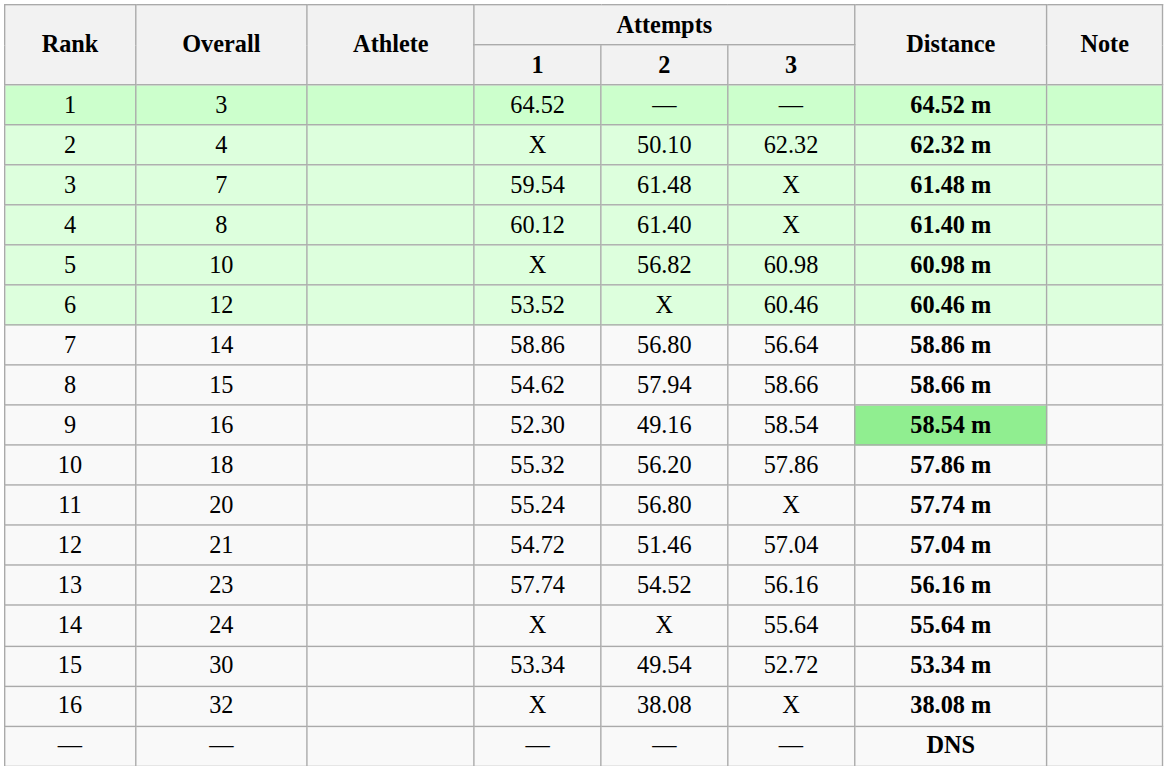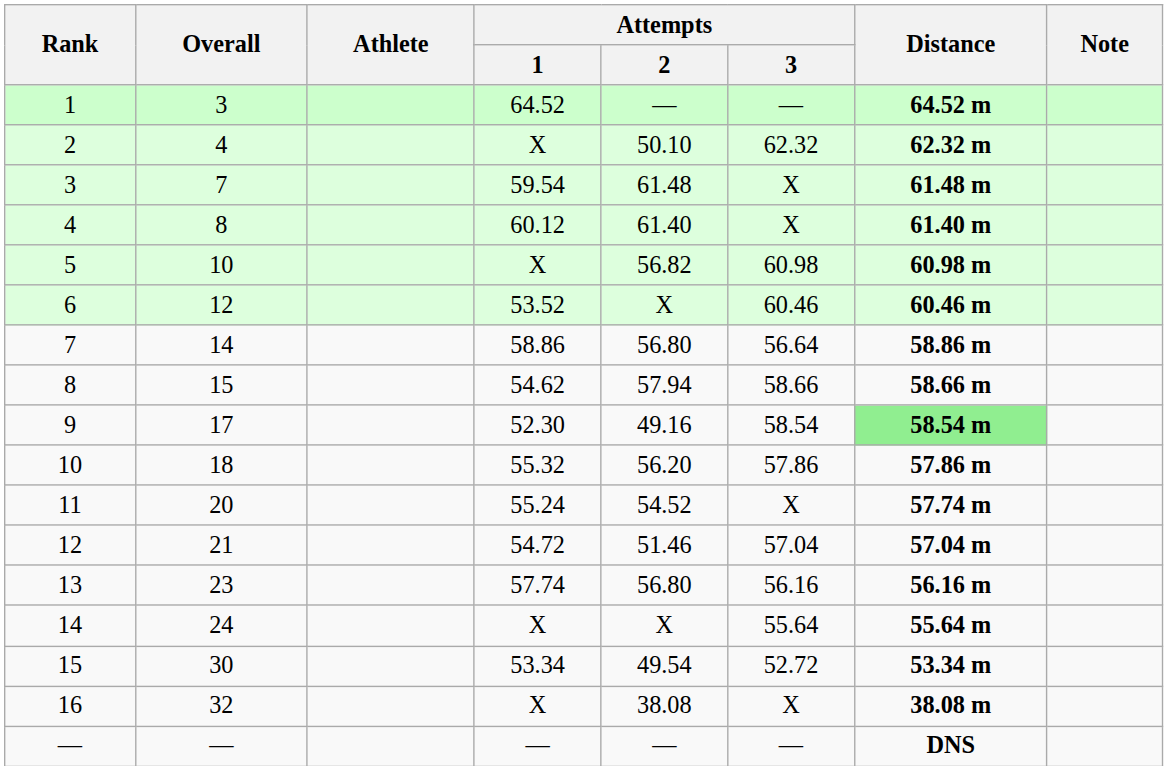(221, 424) 16 -> (221, 424) 17
(664, 504) 56.80 -> (664, 504) 54.52
(664, 585) 54.52 -> (664, 585) 56.80
